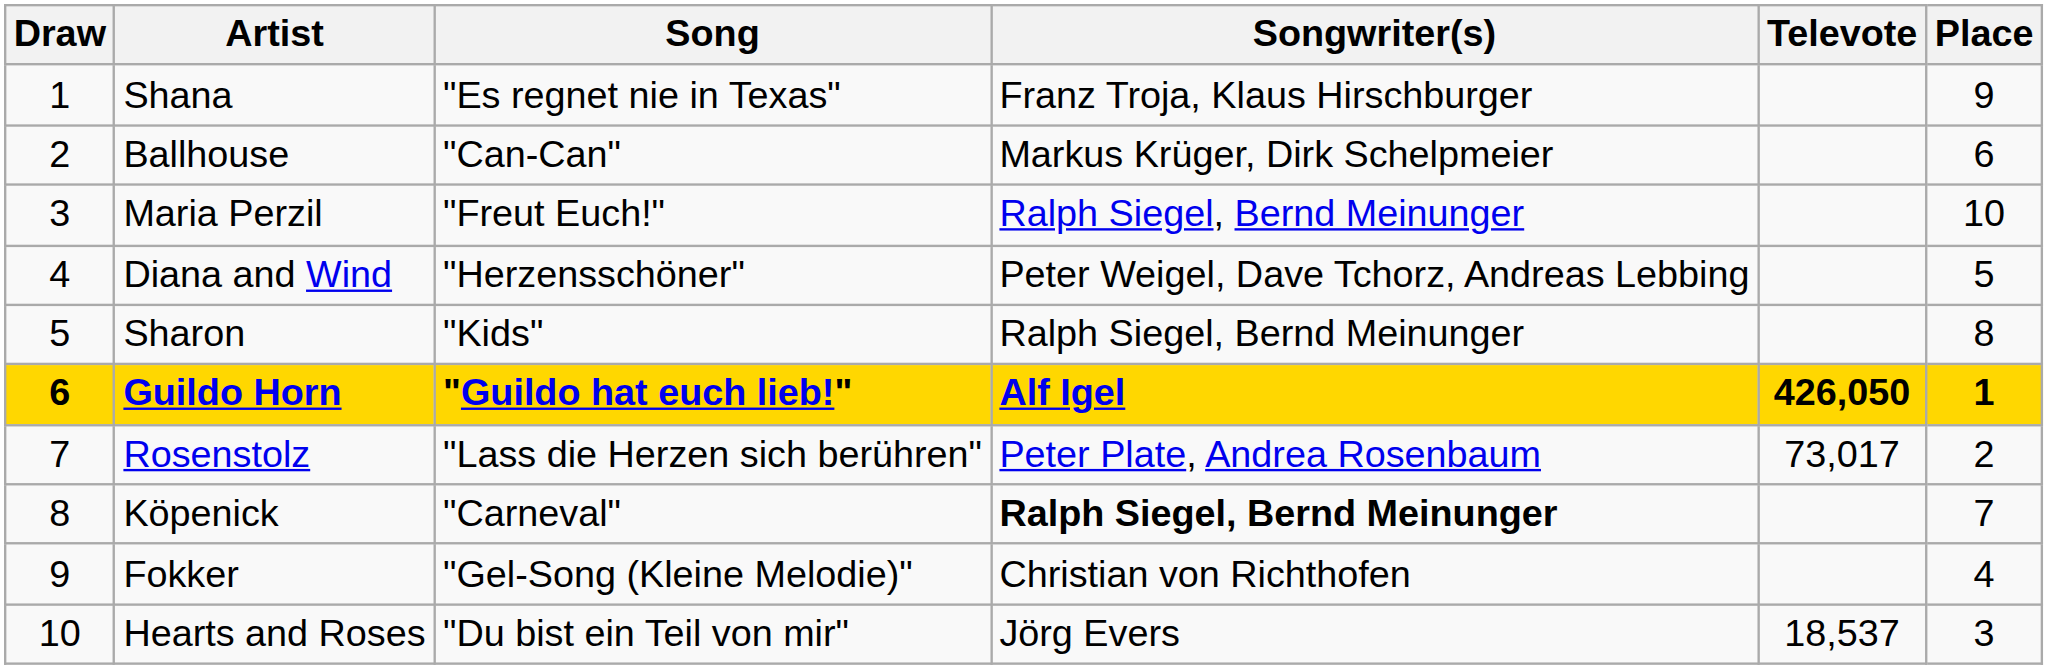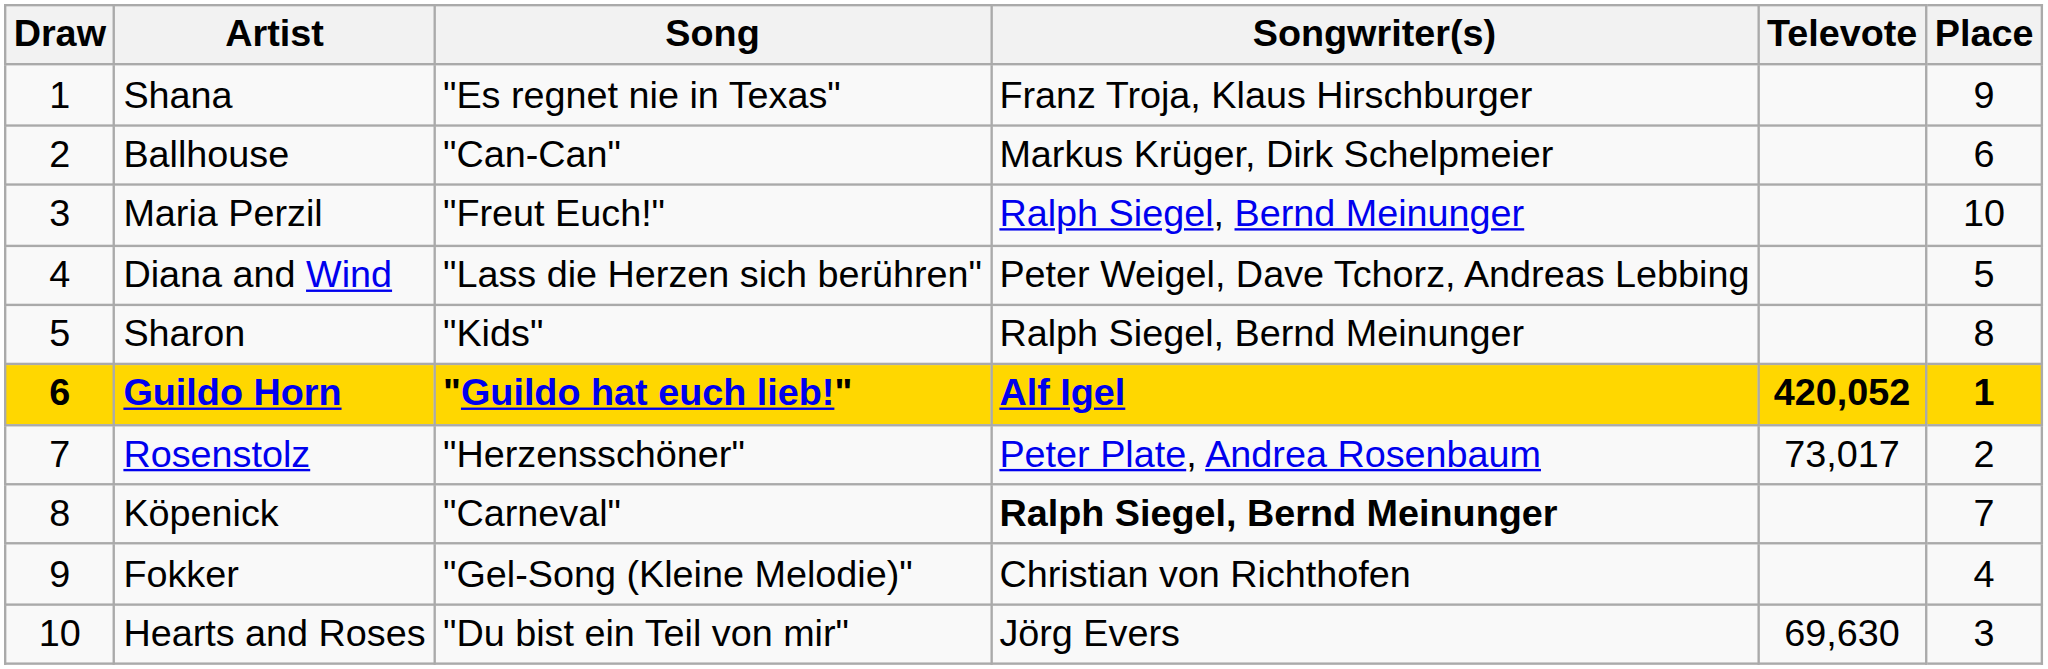(594, 273) "Herzensschöner" -> (713, 273) "Lass die Herzen sich berühren"
(1842, 393) 426,050 -> (1842, 393) 420,052
(713, 453) "Lass die Herzen sich berühren" -> (594, 453) "Herzensschöner"
(1842, 633) 18,537 -> (1842, 633) 69,630
